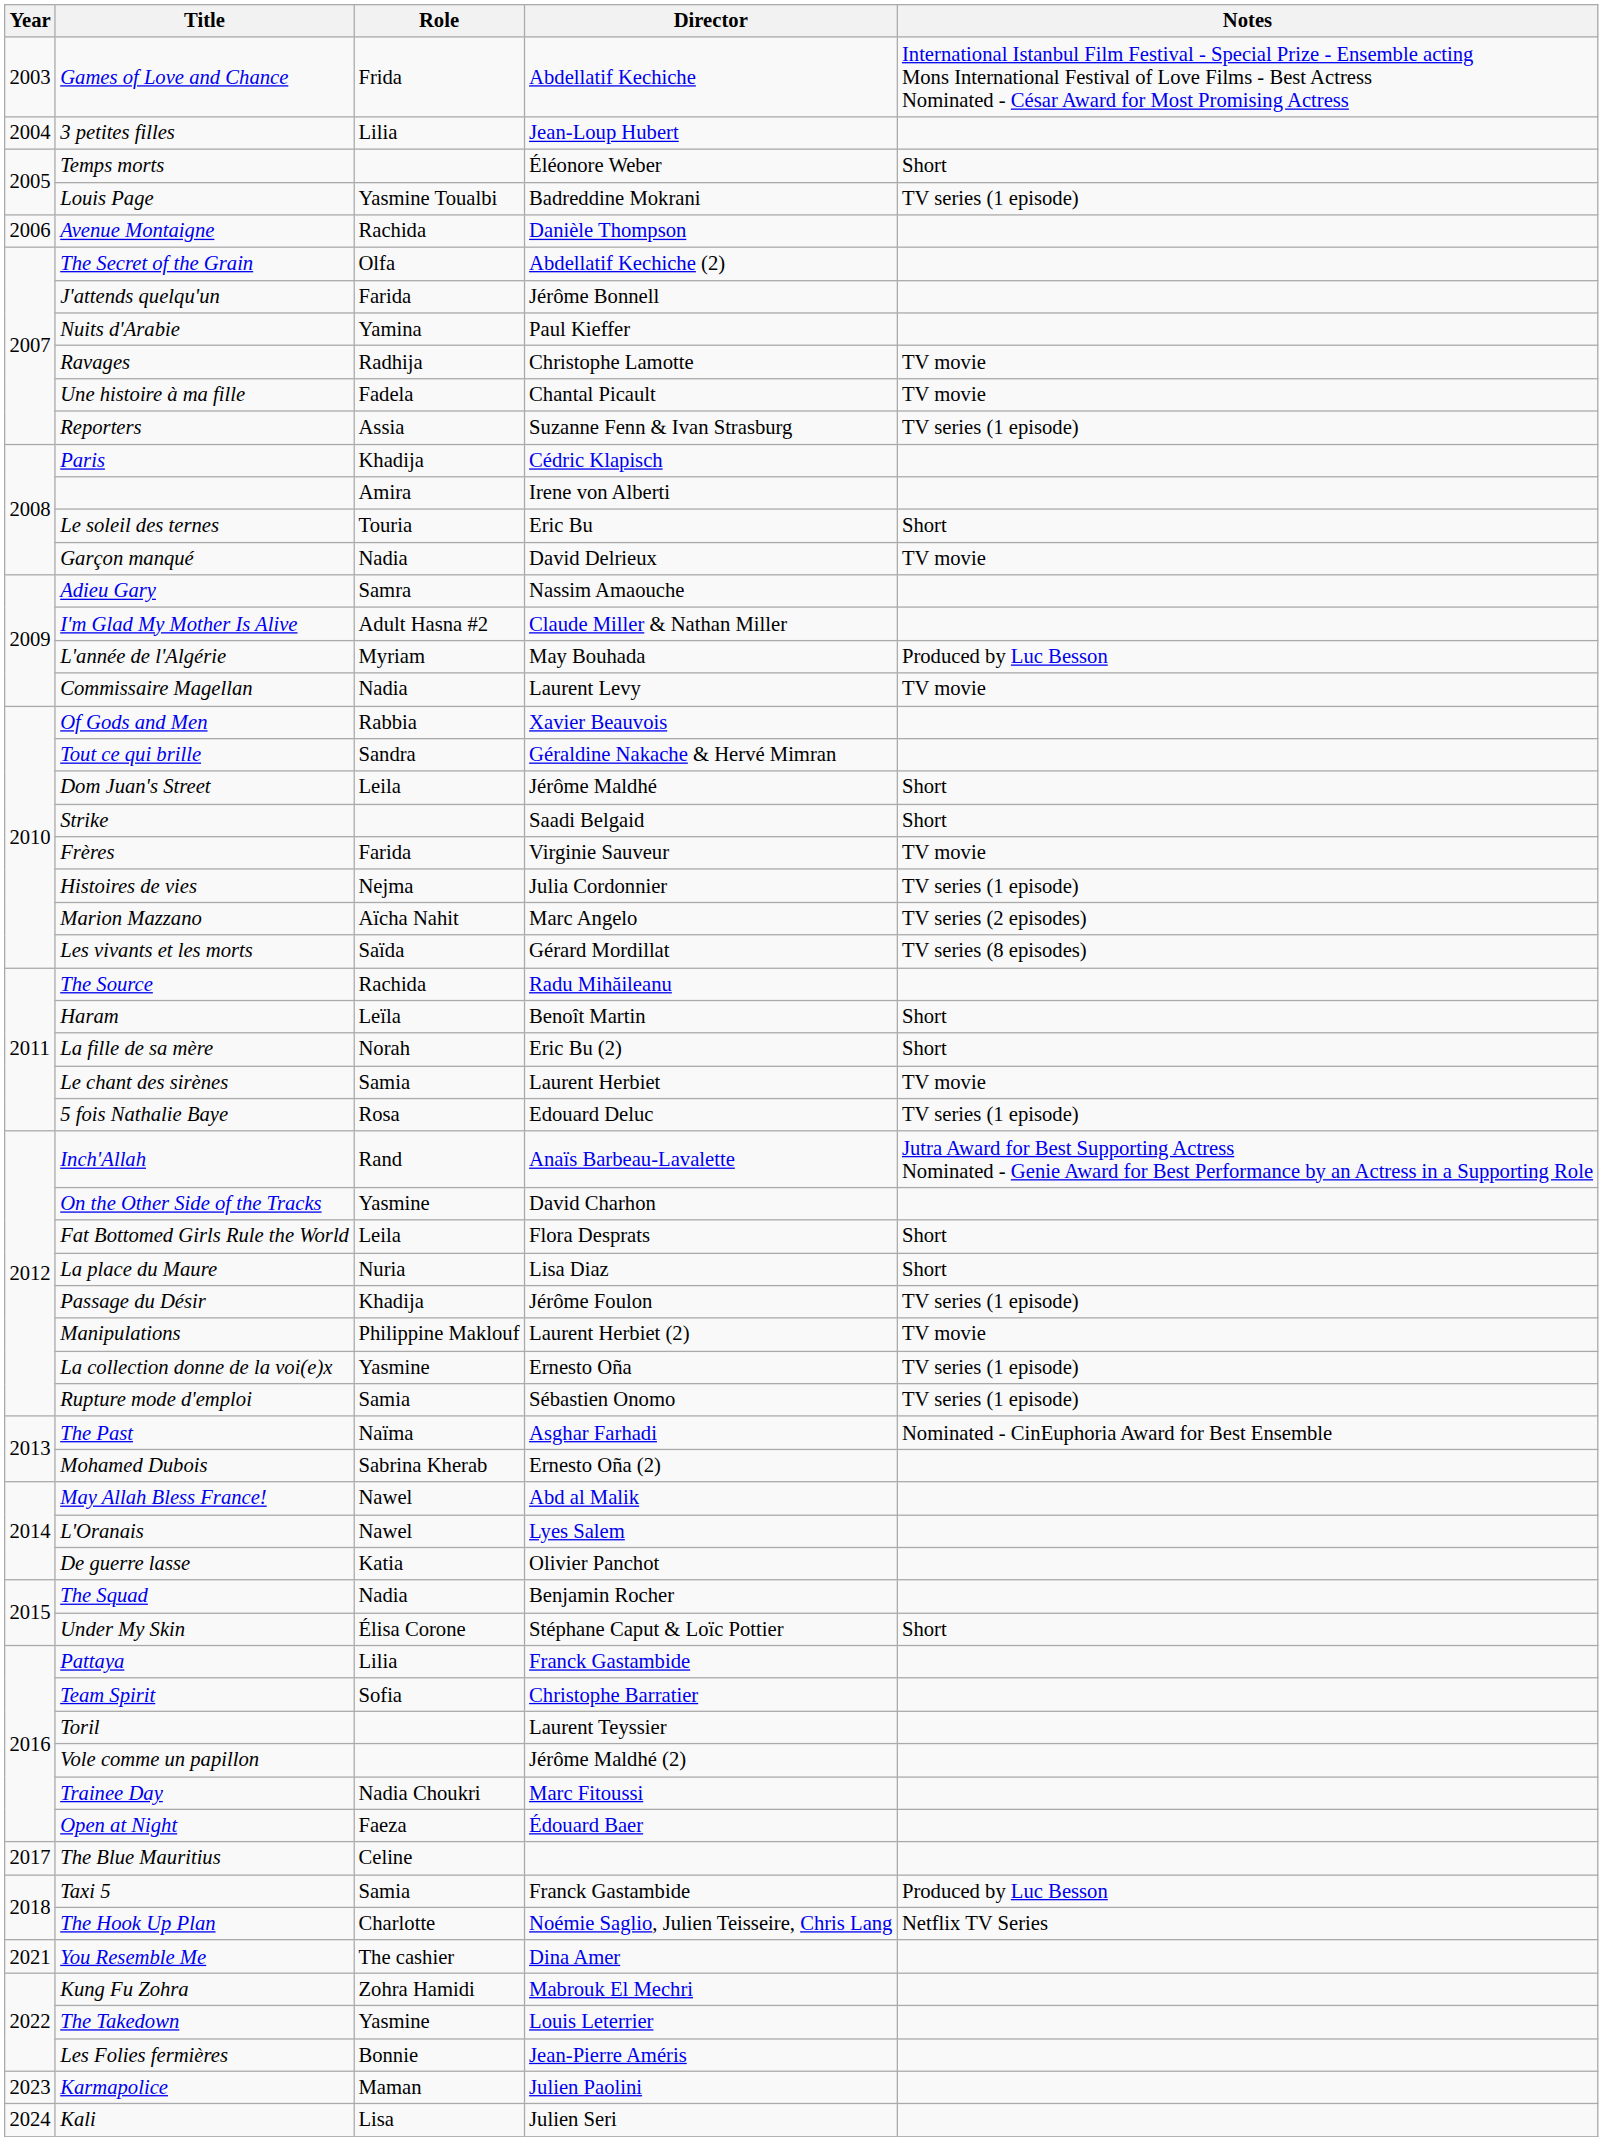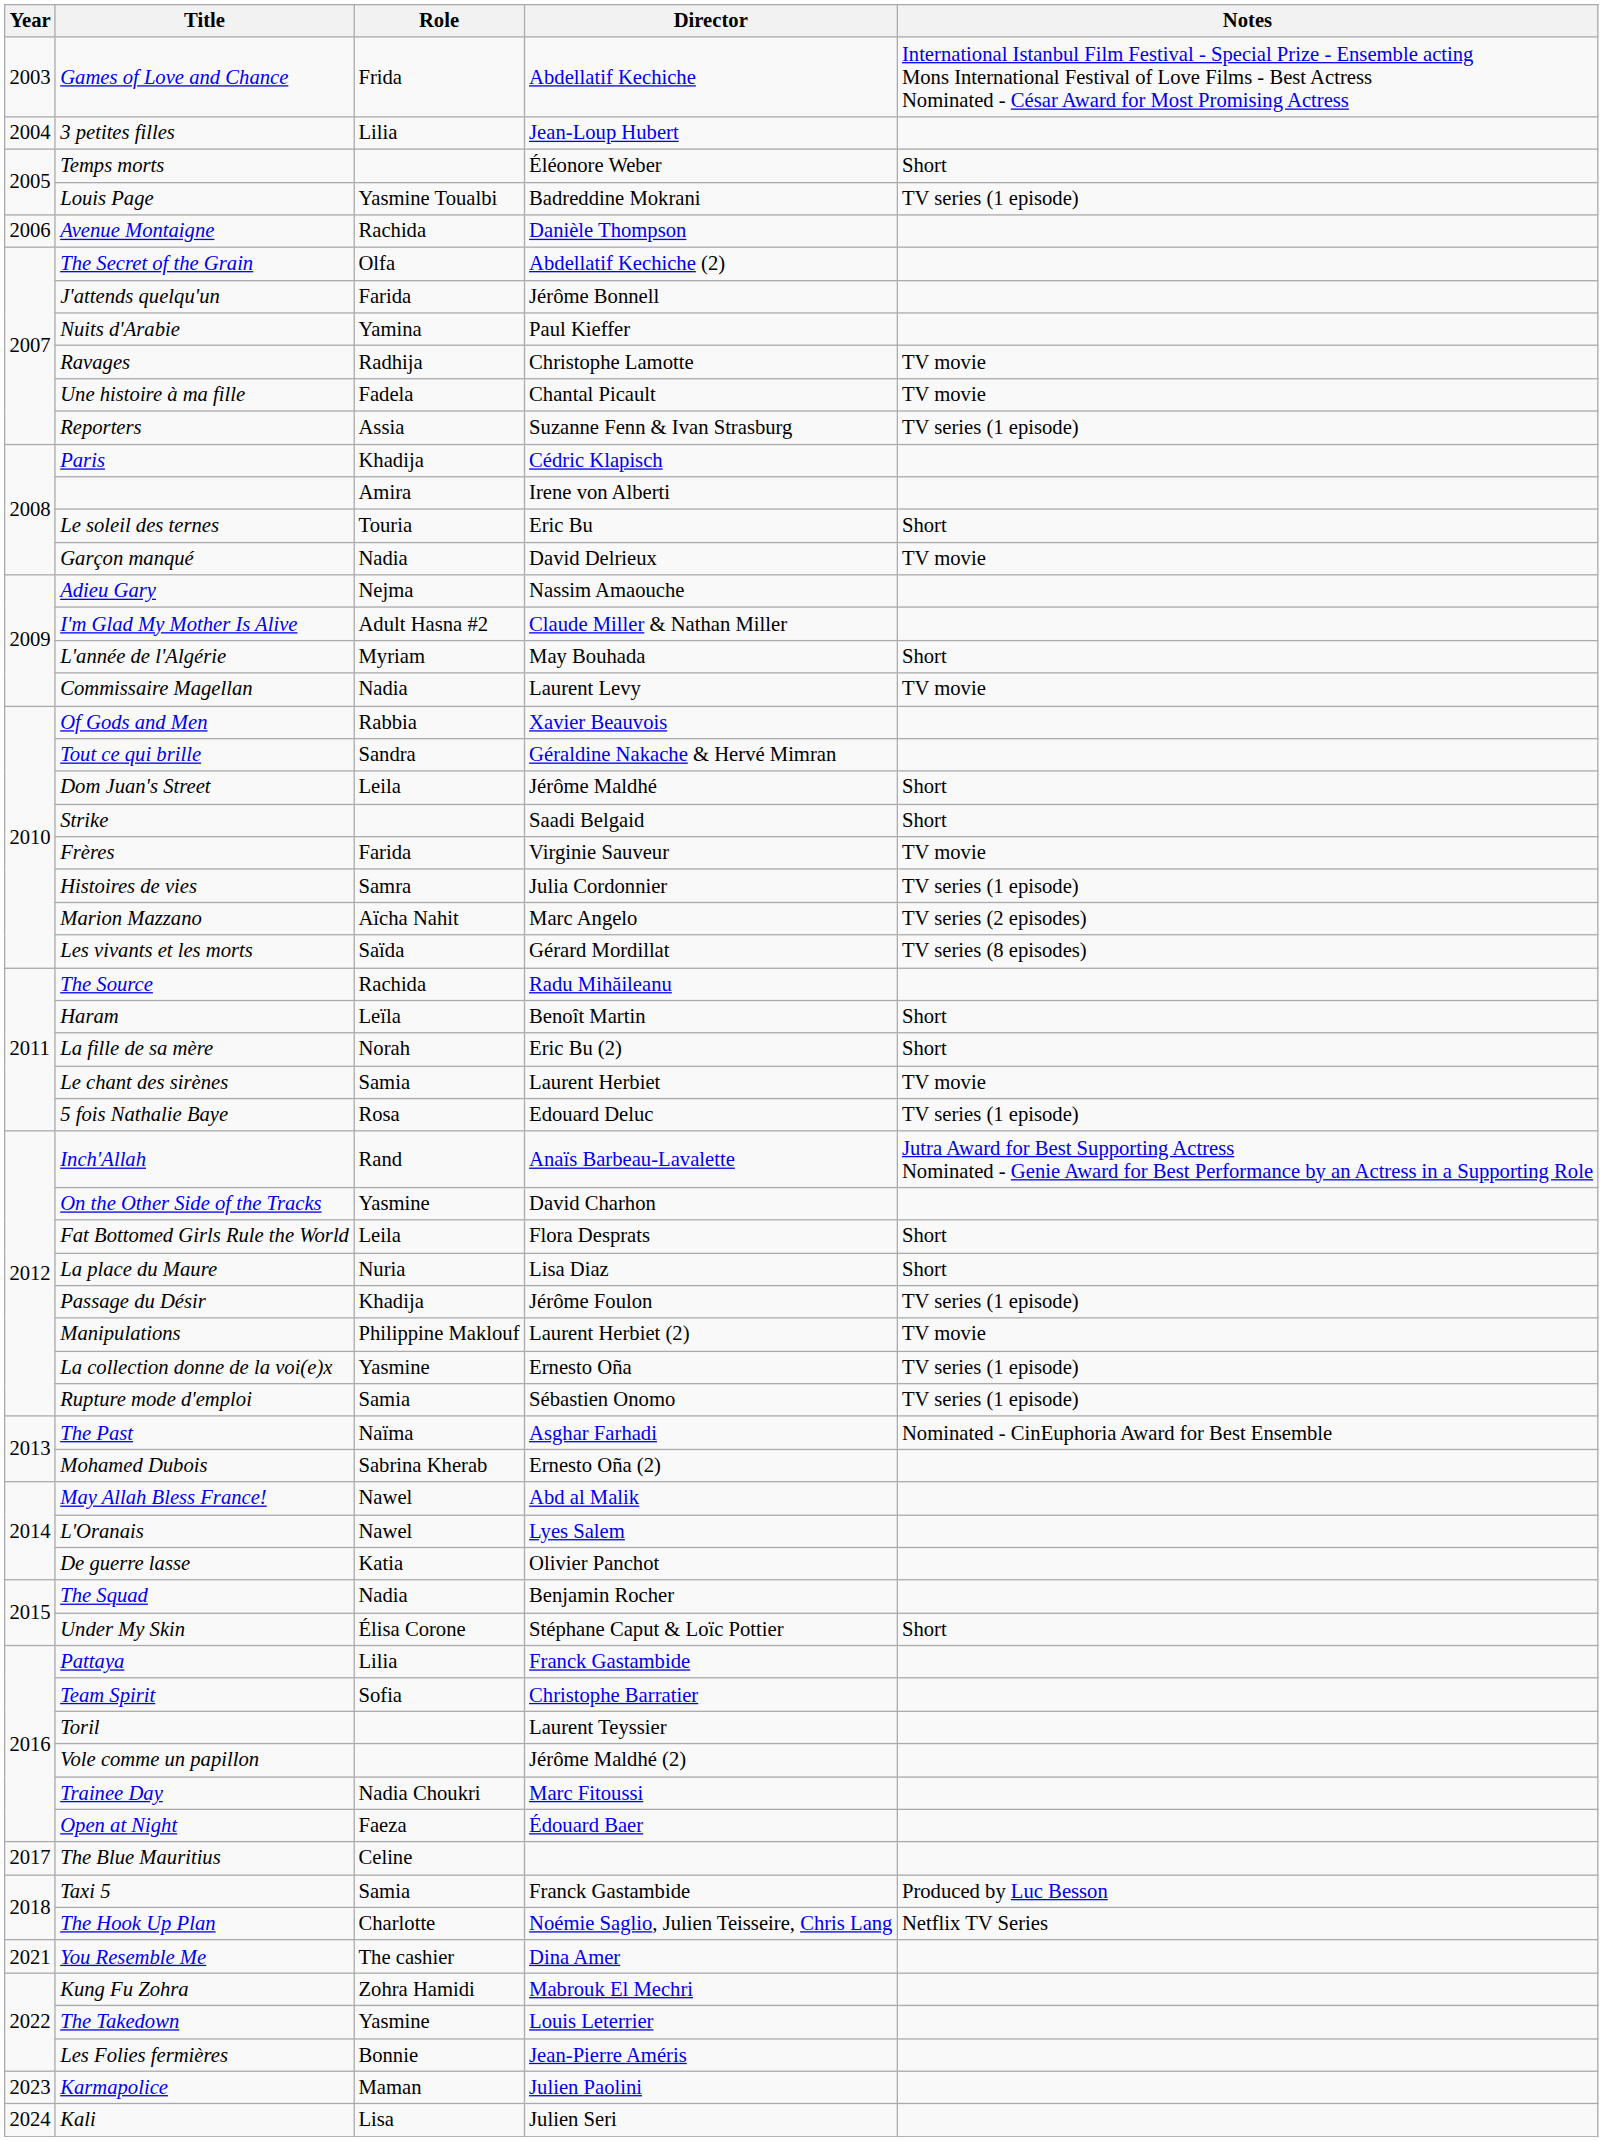(385, 591) Samra -> (386, 591) Nejma
(1005, 656) Produced by Luc Besson -> (924, 656) Short
(386, 885) Nejma -> (385, 885) Samra
